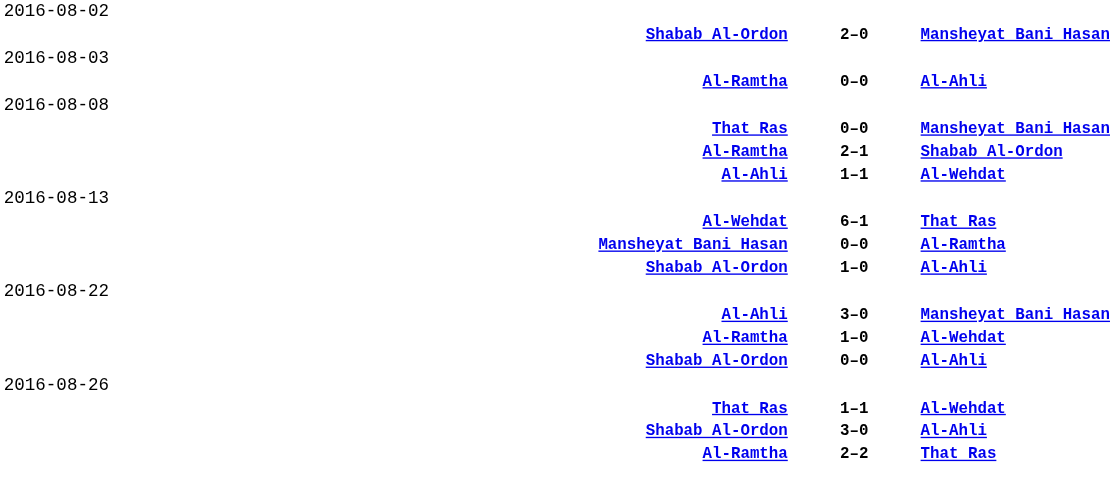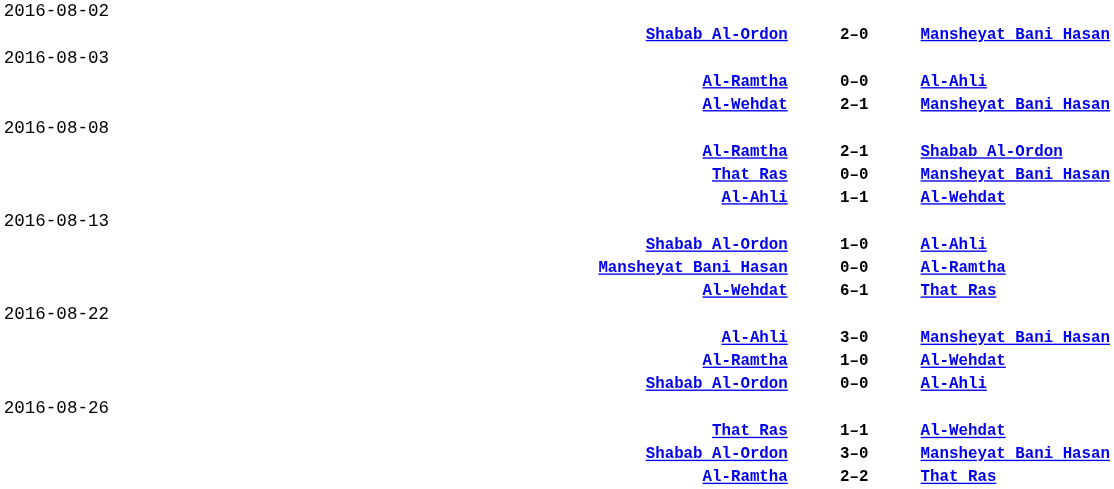+ row: (745, 105)
rows swapped: (745, 152) <-> (750, 129)
rows swapped: (717, 268) <-> (745, 222)
(954, 431) Al-Ahli -> (1015, 454) Mansheyat Bani Hasan
